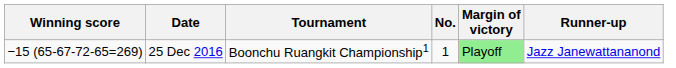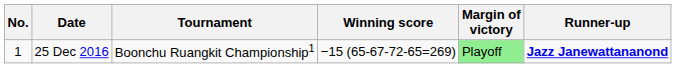columns swapped: (445, 22) <-> (75, 22)
(594, 52) normal -> (598, 52) bold
